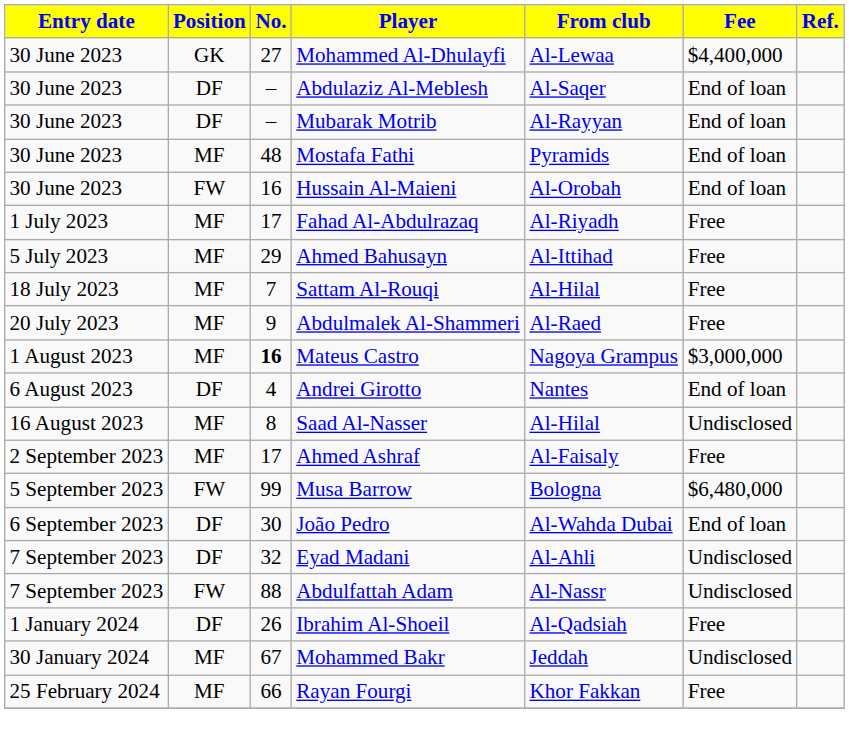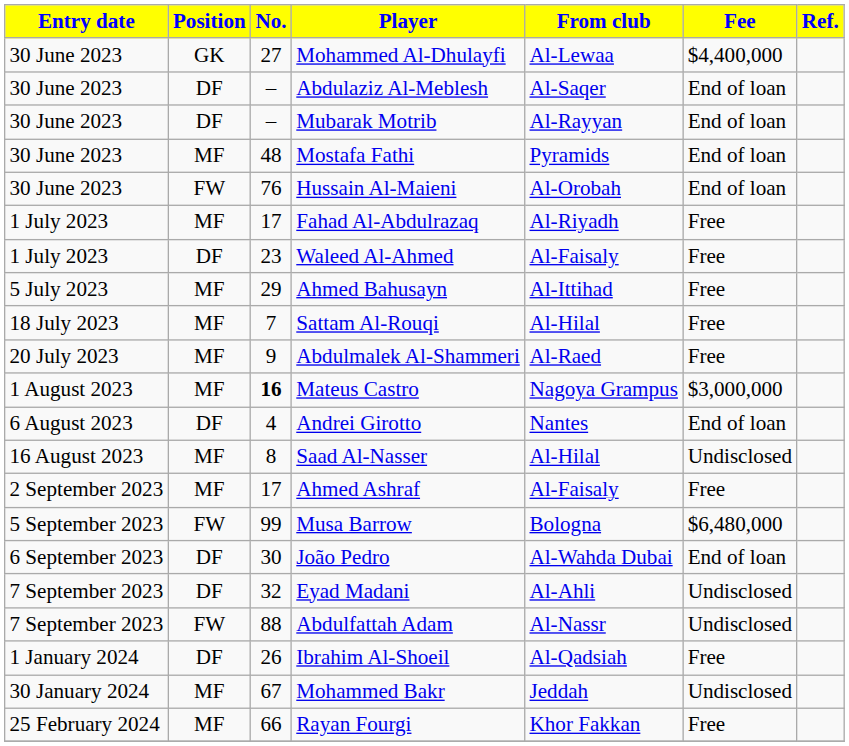(271, 188) 16 -> (271, 188) 76
+ row: (375, 255)
